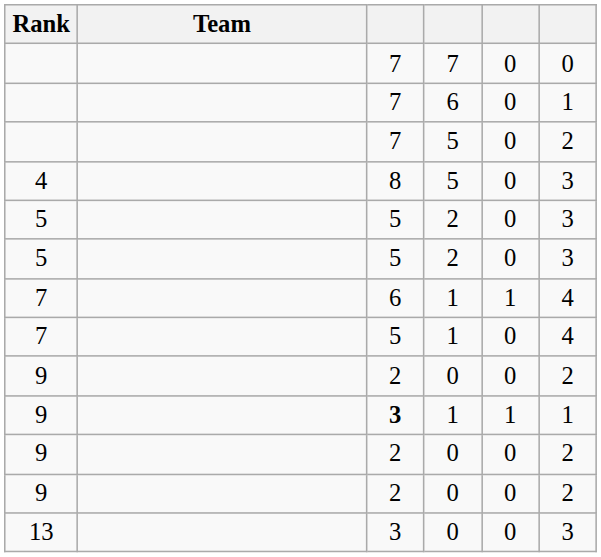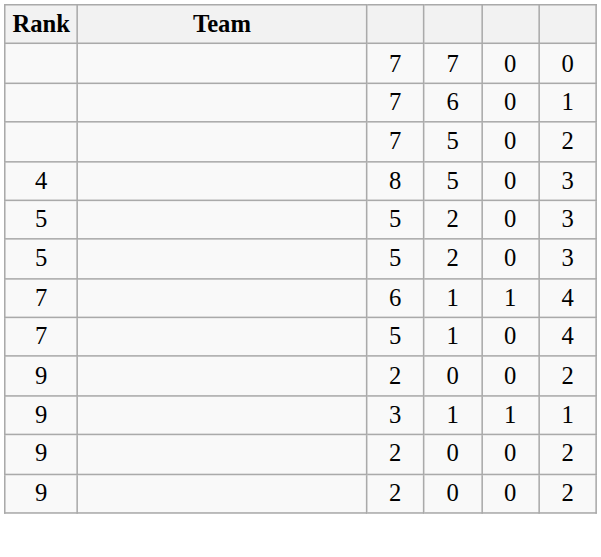(395, 414) bold -> (395, 414) normal
- row: (41, 532)
